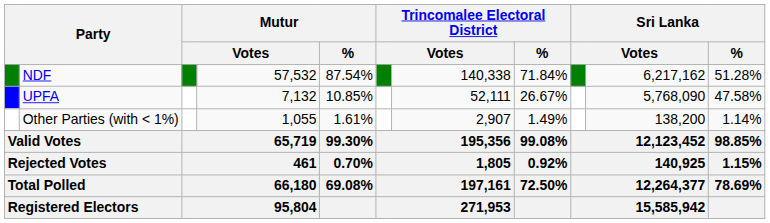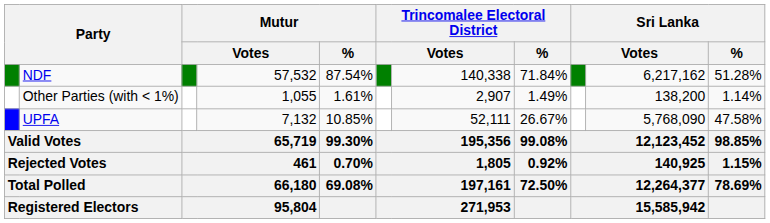rows swapped: (41, 97) <-> (101, 119)
